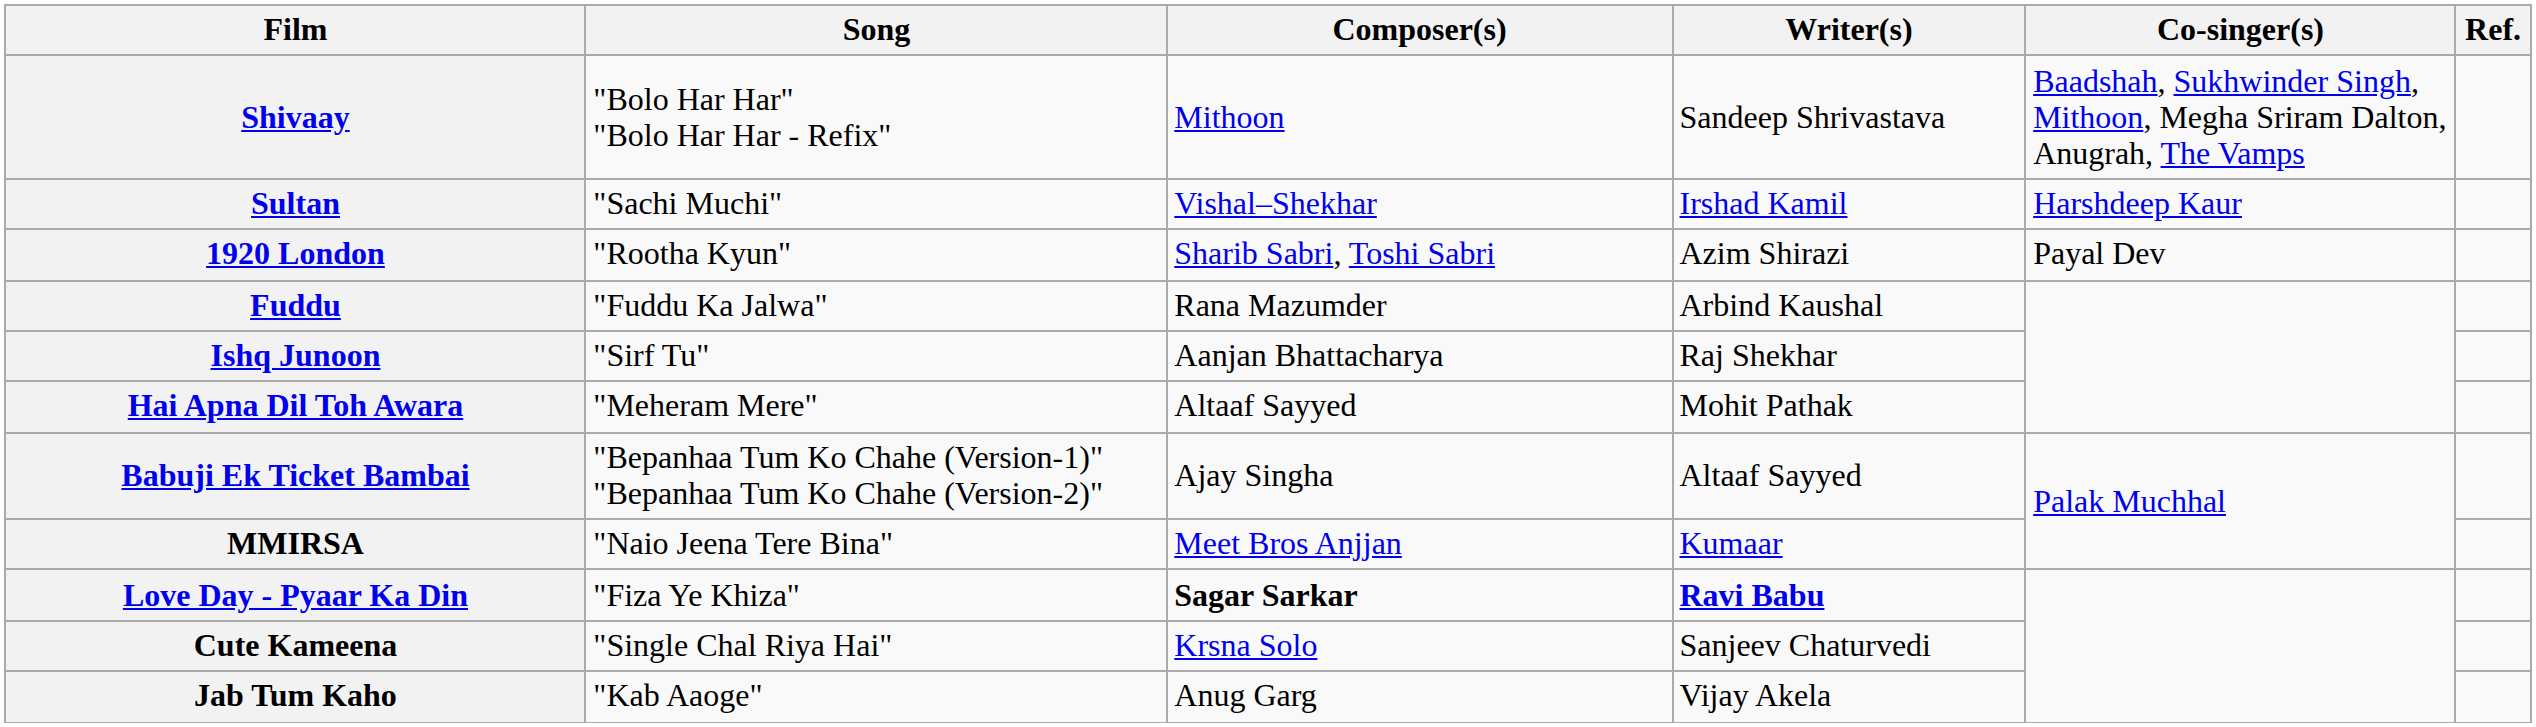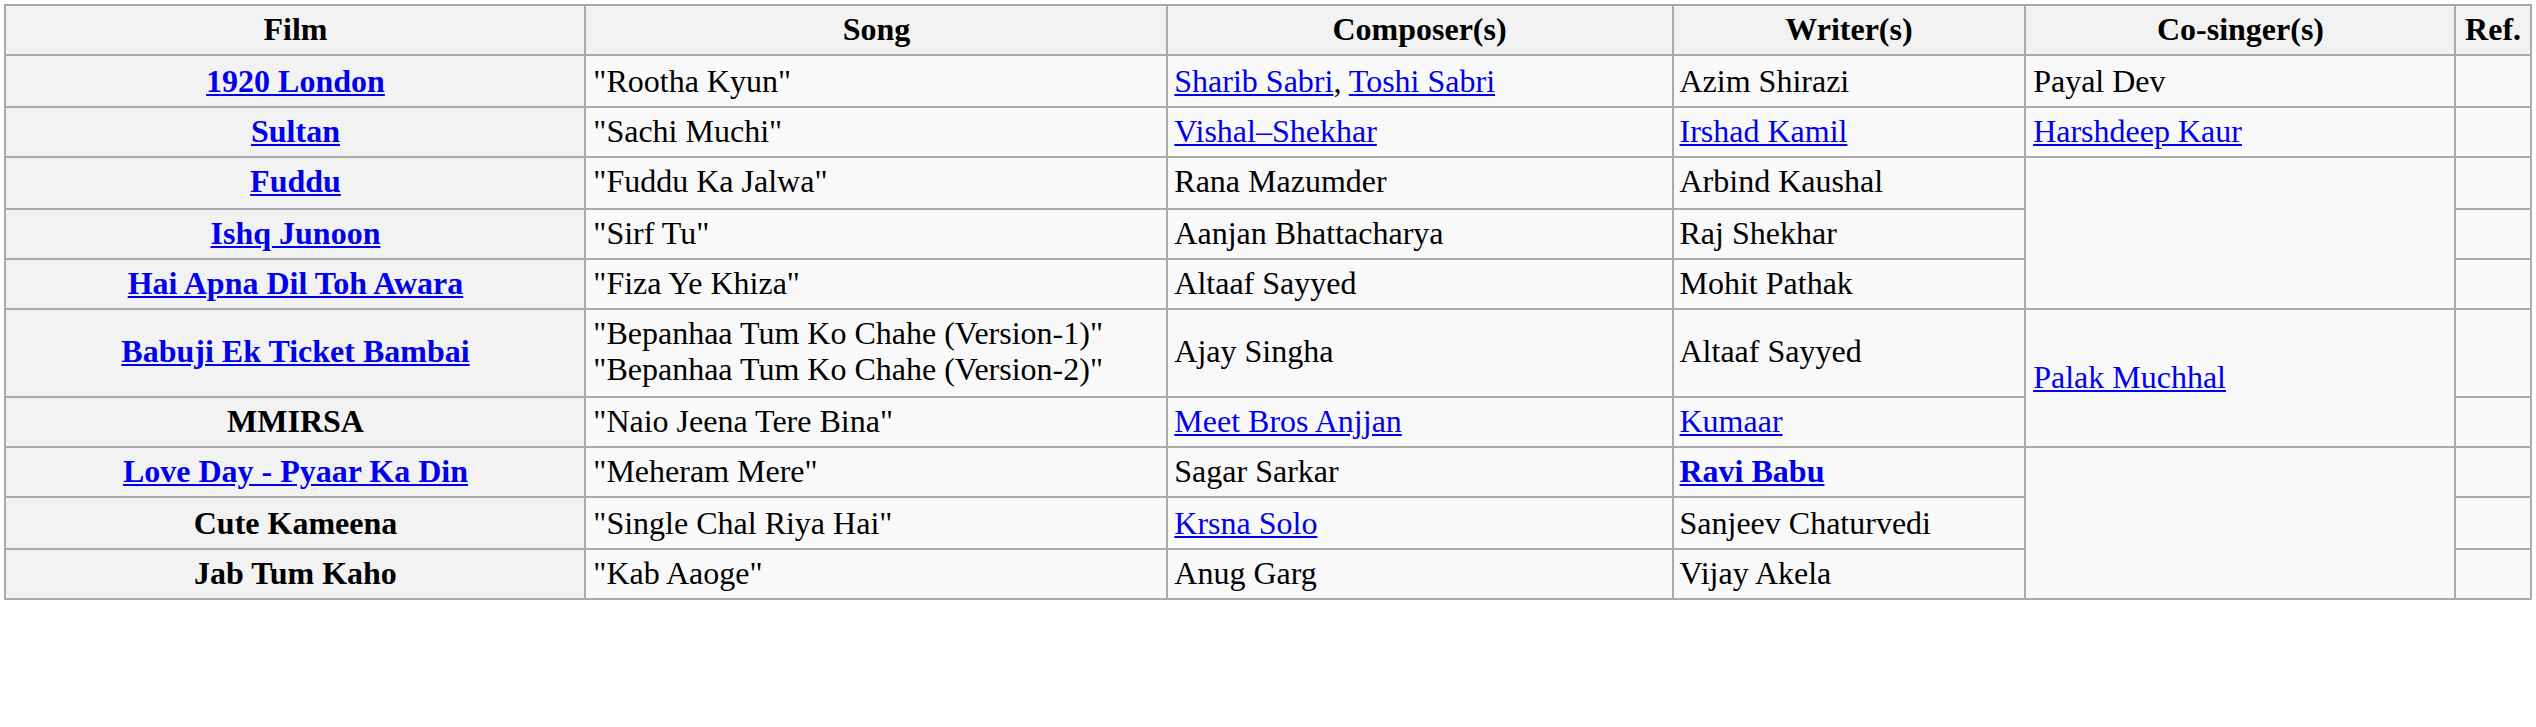- row: (295, 116)
rows swapped: (295, 203) <-> (295, 254)
(705, 406) "Meheram Mere" -> (697, 283) "Fiza Ye Khiza"
(697, 594) "Fiza Ye Khiza" -> (705, 471) "Meheram Mere"
(1266, 594) bold -> (1256, 471) normal
